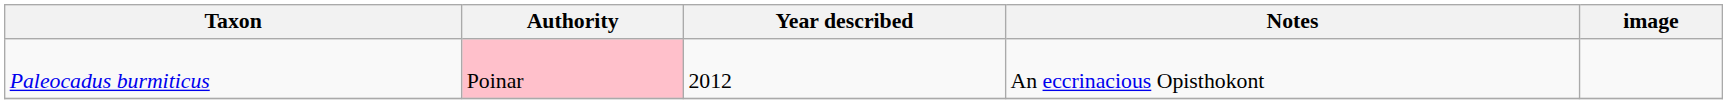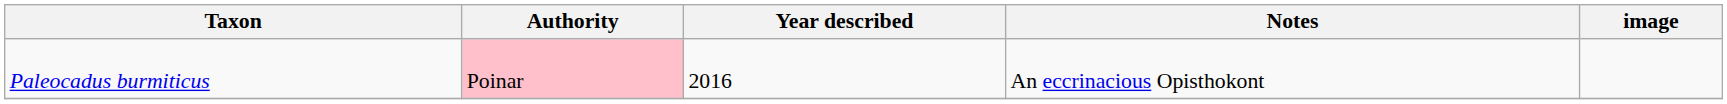(710, 80) 2012 -> (710, 80) 2016
